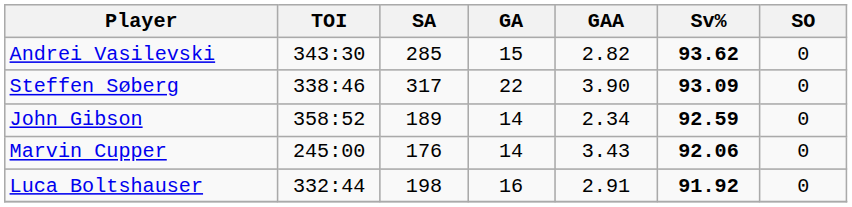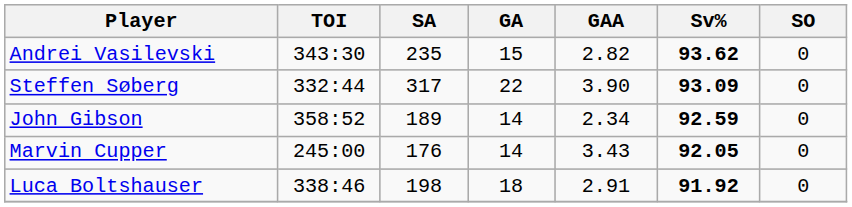(424, 54) 285 -> (424, 54) 235
(329, 87) 338:46 -> (329, 87) 332:44
(709, 153) 92.06 -> (709, 153) 92.05
(329, 185) 332:44 -> (329, 185) 338:46
(511, 185) 16 -> (511, 185) 18
